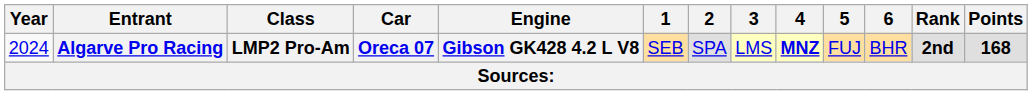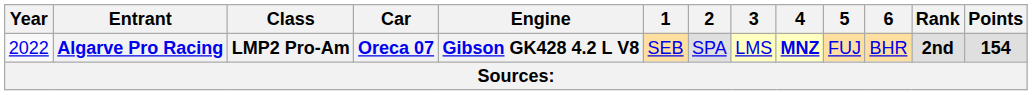(29, 48) 2024 -> (29, 48) 2022
(996, 48) 168 -> (996, 48) 154
